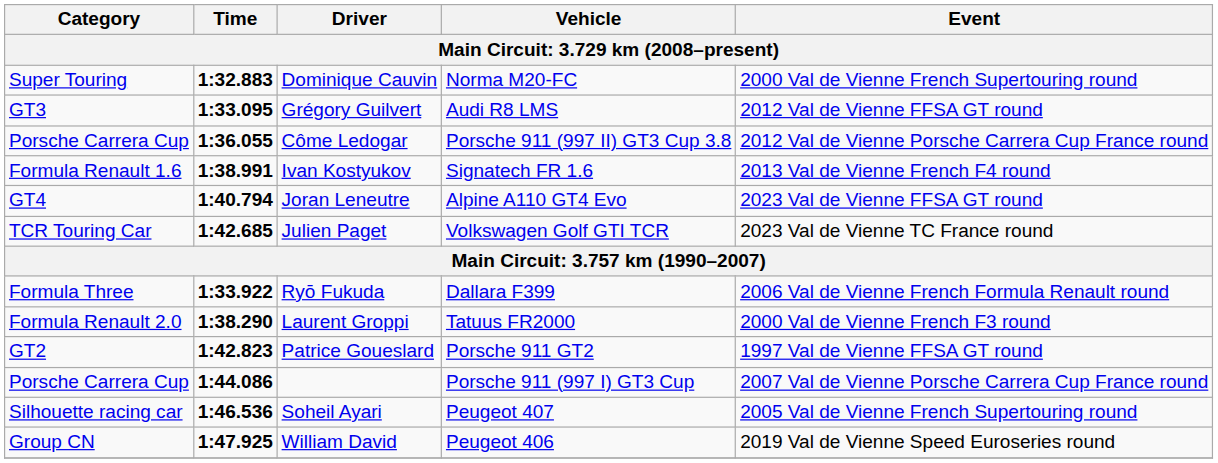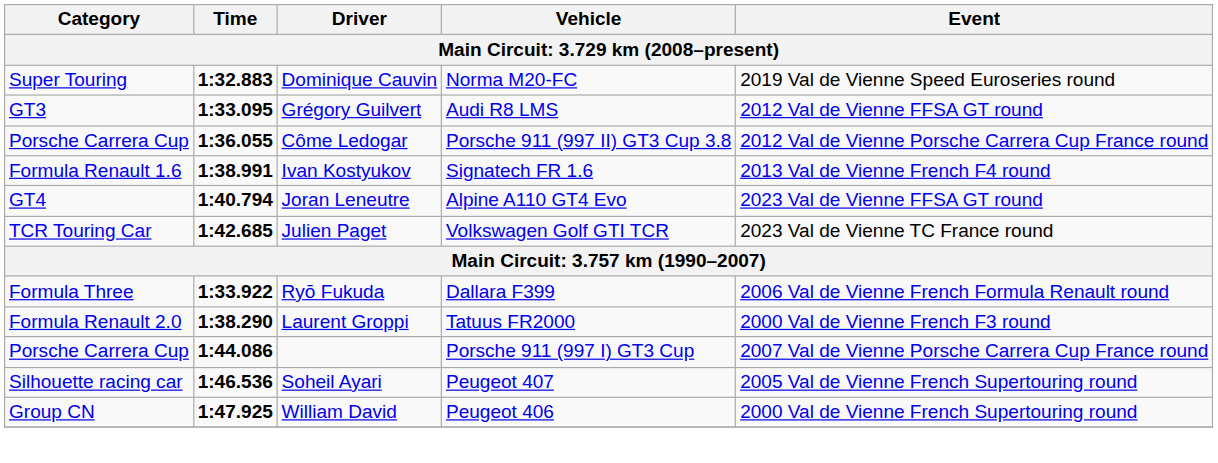(939, 79) 2000 Val de Vienne French Supertouring round -> (928, 79) 2019 Val de Vienne Speed Euroseries round
- row: (358, 351)
(928, 442) 2019 Val de Vienne Speed Euroseries round -> (939, 412) 2000 Val de Vienne French Supertouring round
